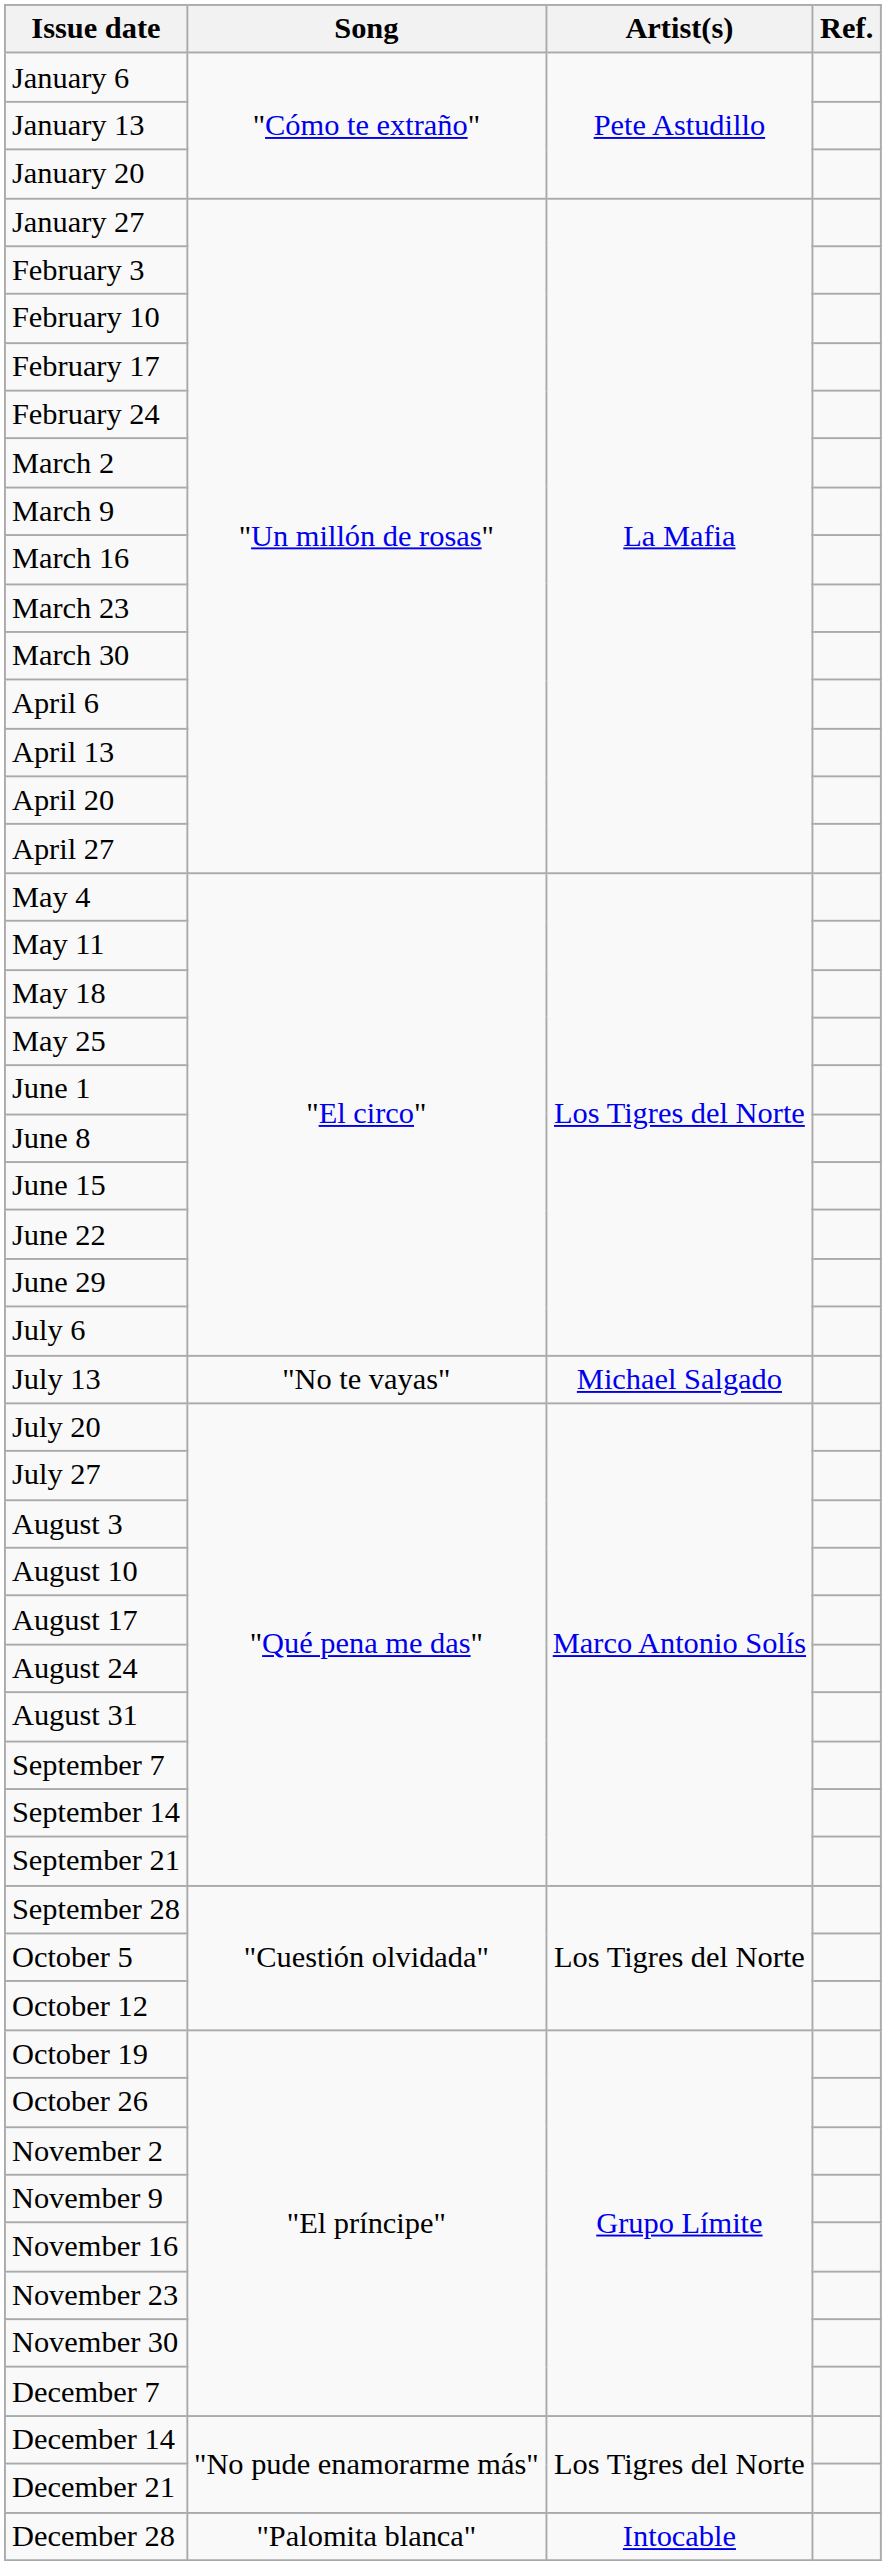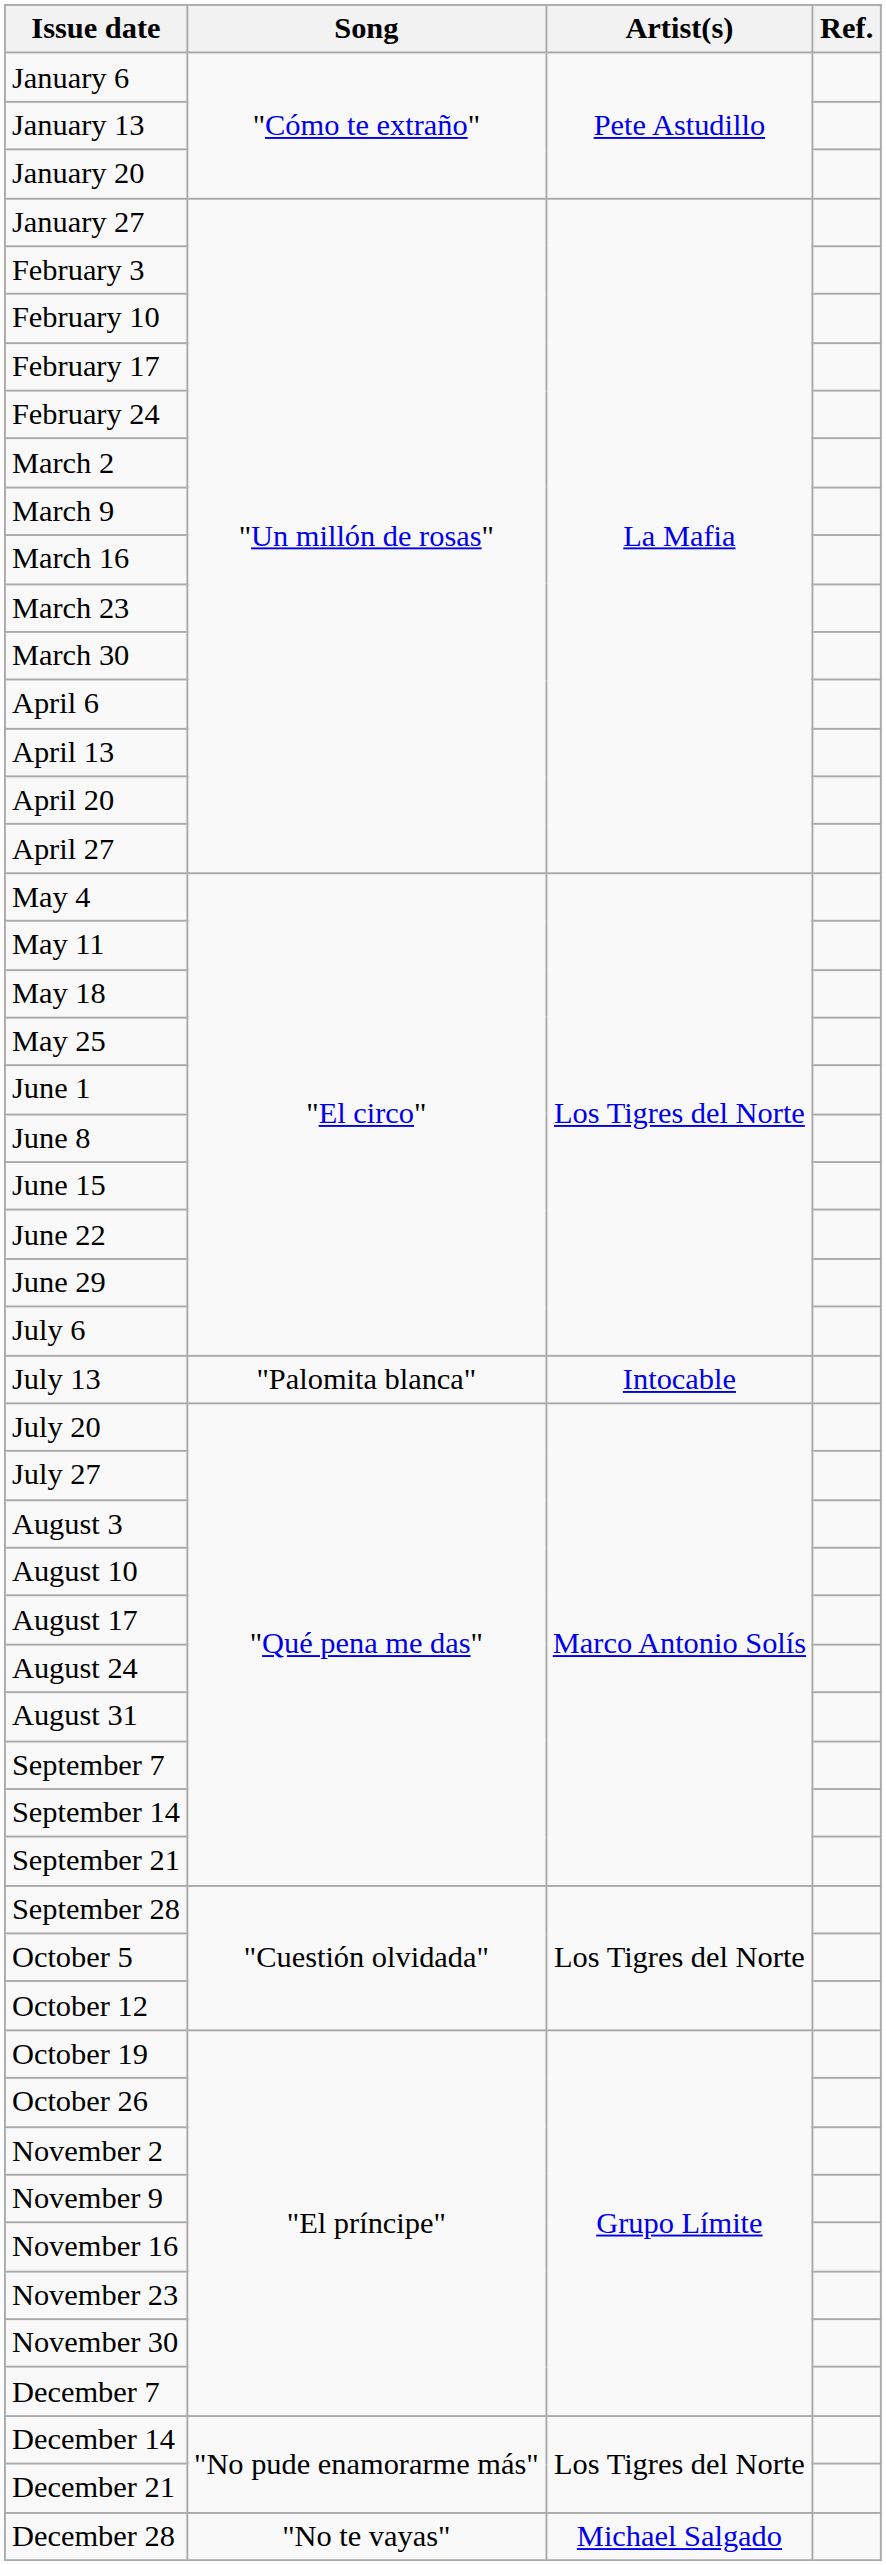(366, 1378) "No te vayas" -> (366, 1378) "Palomita blanca"
(679, 1378) Michael Salgado -> (679, 1378) Intocable
(366, 2535) "Palomita blanca" -> (366, 2535) "No te vayas"
(679, 2535) Intocable -> (679, 2535) Michael Salgado
